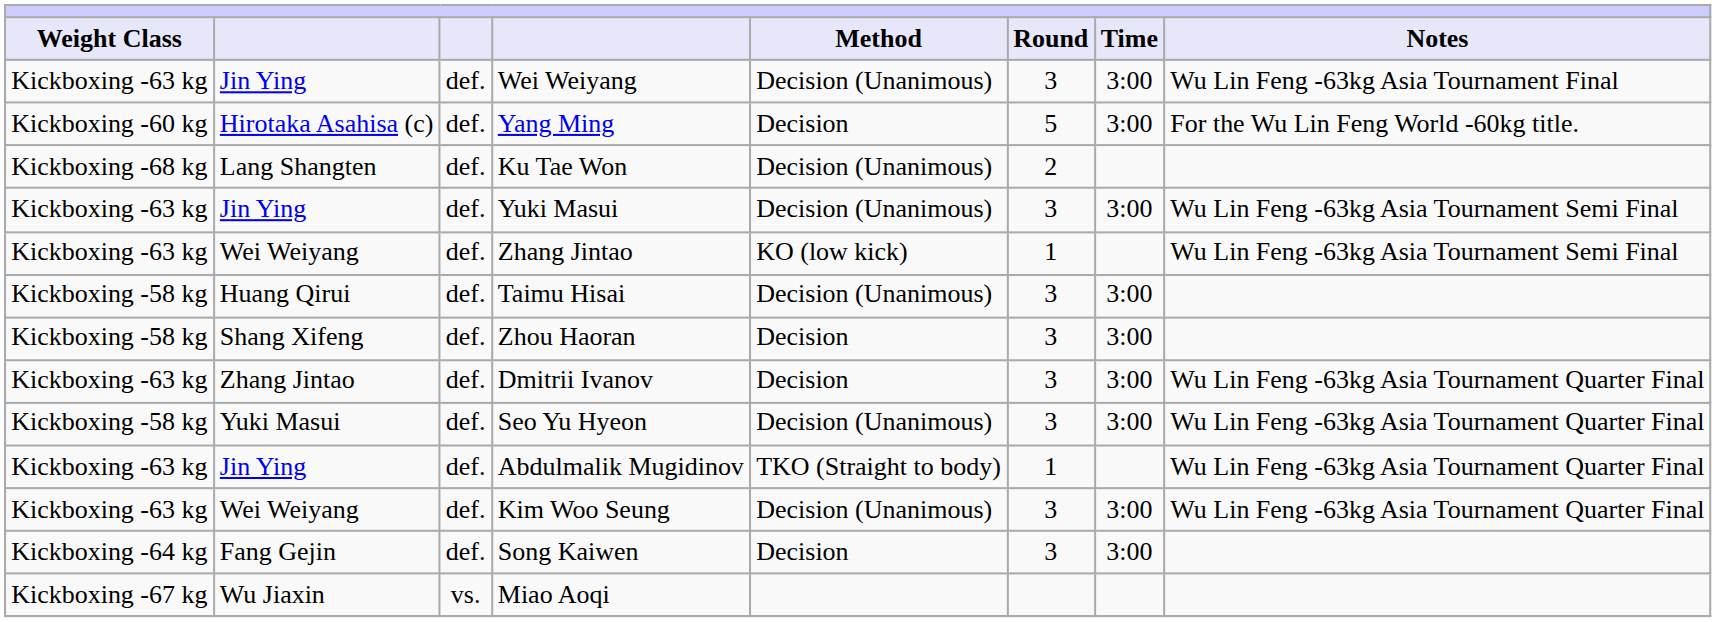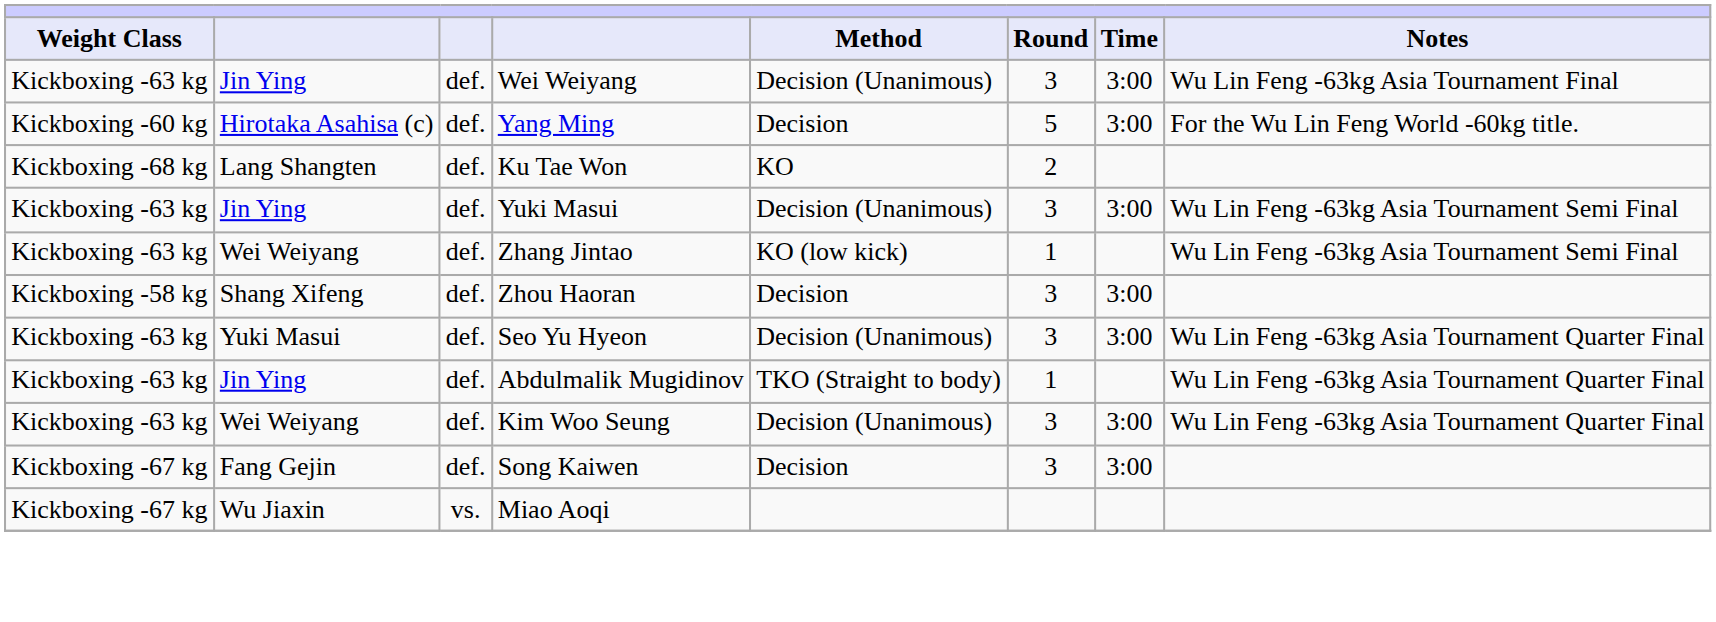(874, 166) Decision (Unanimous) -> (775, 166) KO
- row: (561, 294)
- row: (575, 380)
(109, 423) Kickboxing -58 kg -> (109, 337) Kickboxing -63 kg
(109, 551) Kickboxing -64 kg -> (109, 466) Kickboxing -67 kg
